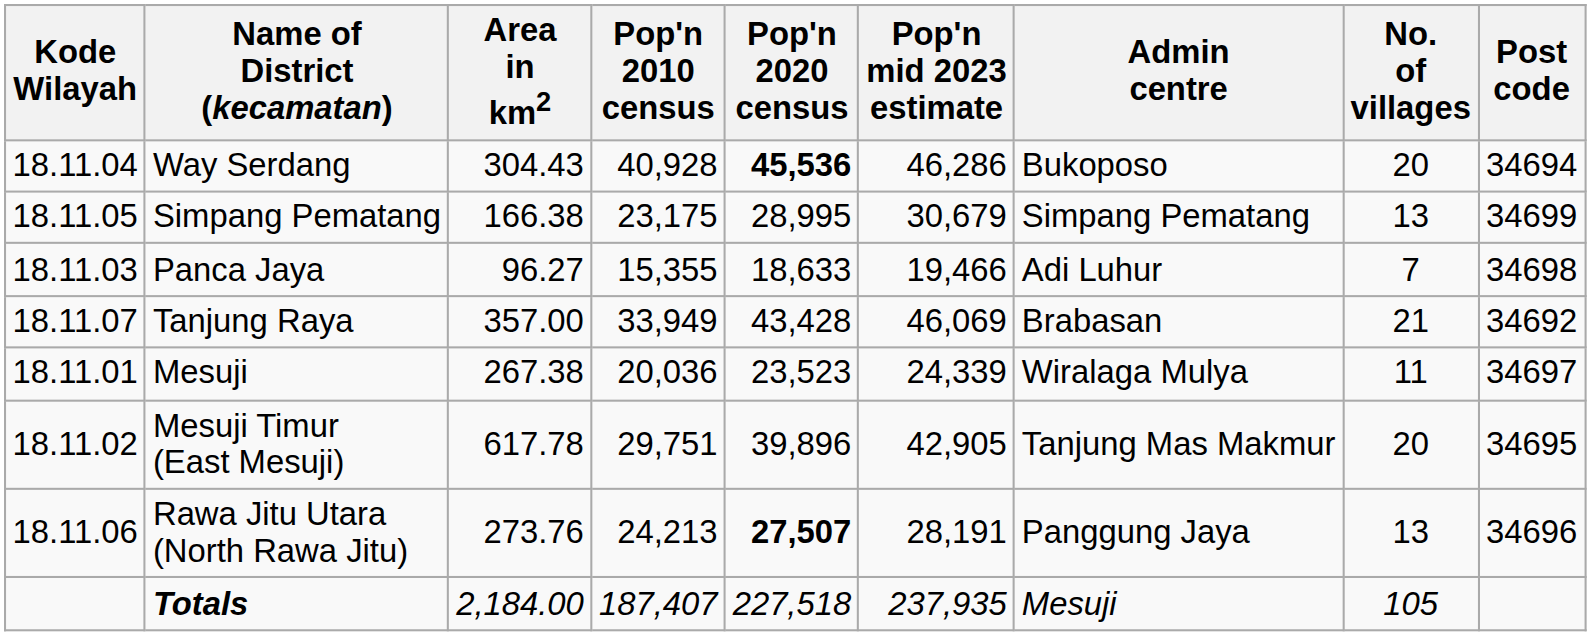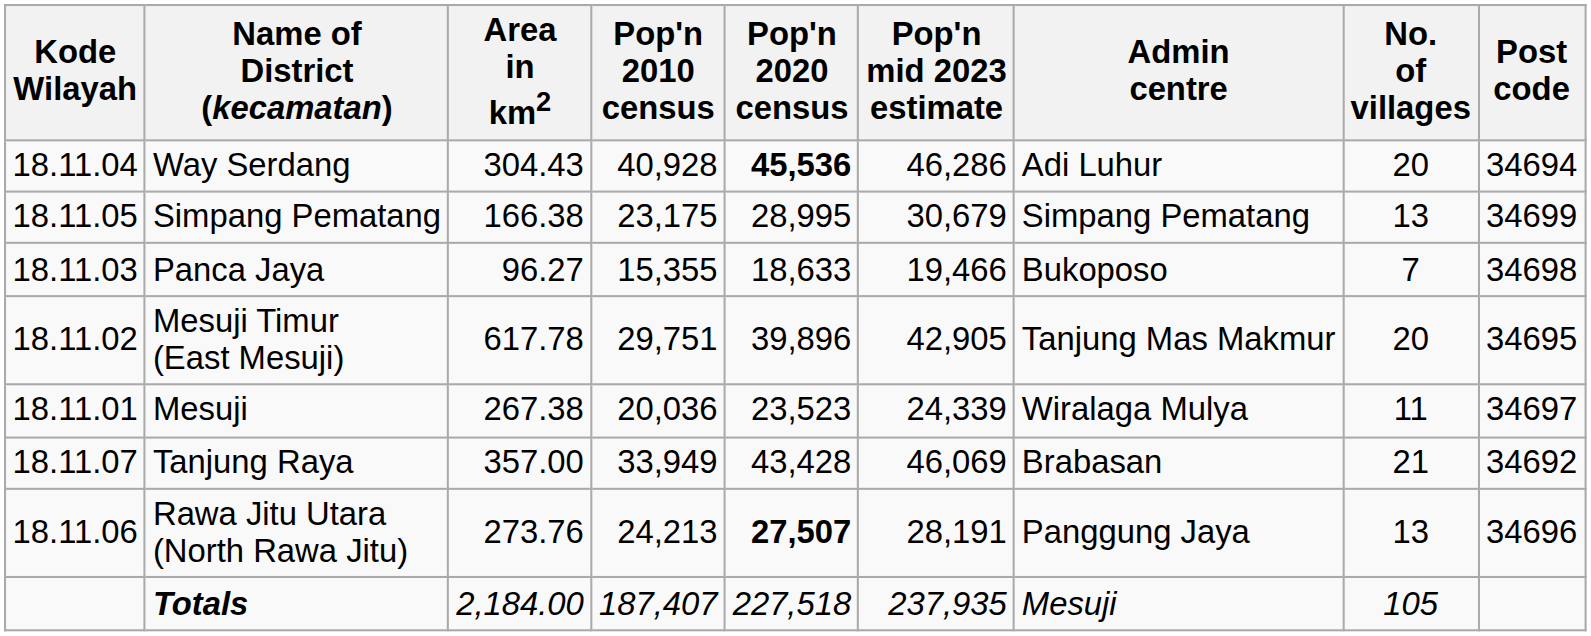(1095, 165) Bukoposo -> (1092, 165) Adi Luhur
(1092, 269) Adi Luhur -> (1095, 269) Bukoposo
rows swapped: (253, 321) <-> (249, 443)
